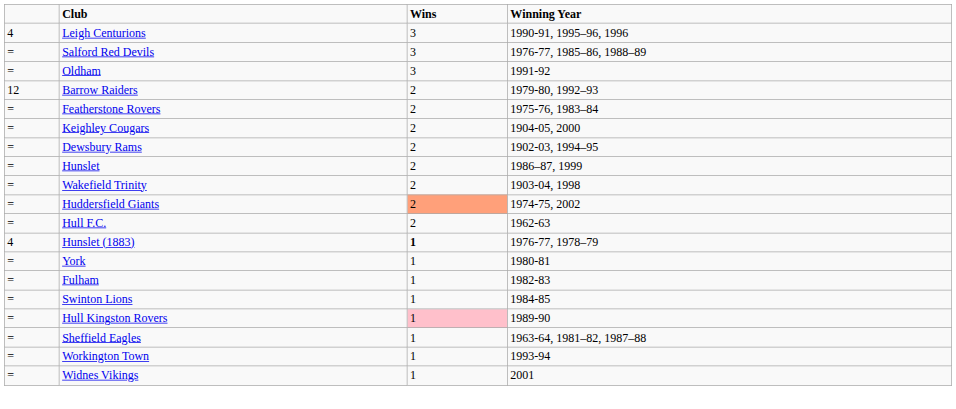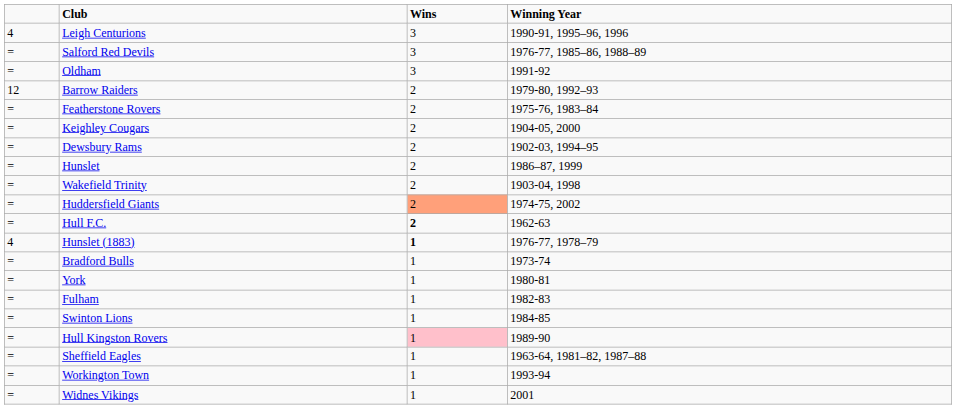(413, 223) normal -> (413, 223) bold
+ row: (98, 261)
